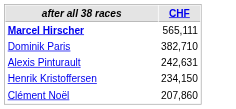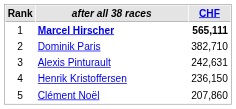+ column: (20, 13)
(180, 30) normal -> (210, 30) bold
(179, 79) 234,150 -> (210, 79) 236,150
